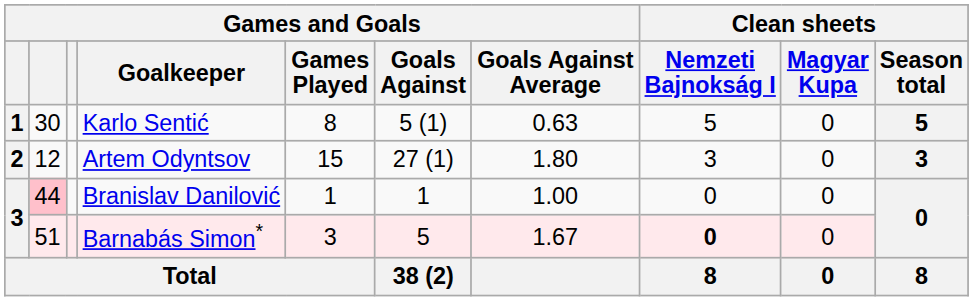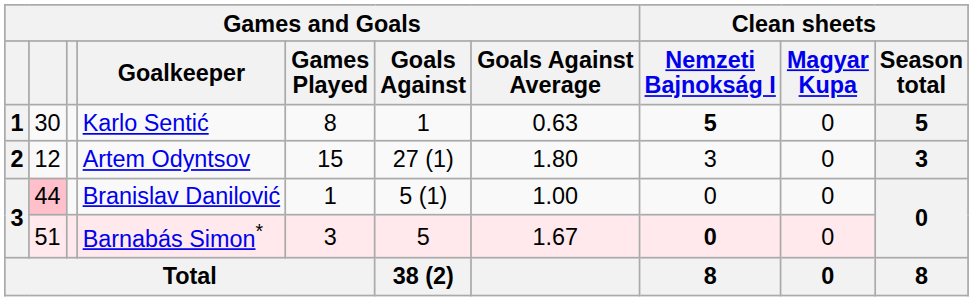(423, 122) 5 (1) -> (423, 122) 1
(710, 122) normal -> (710, 122) bold
(423, 196) 1 -> (423, 196) 5 (1)
